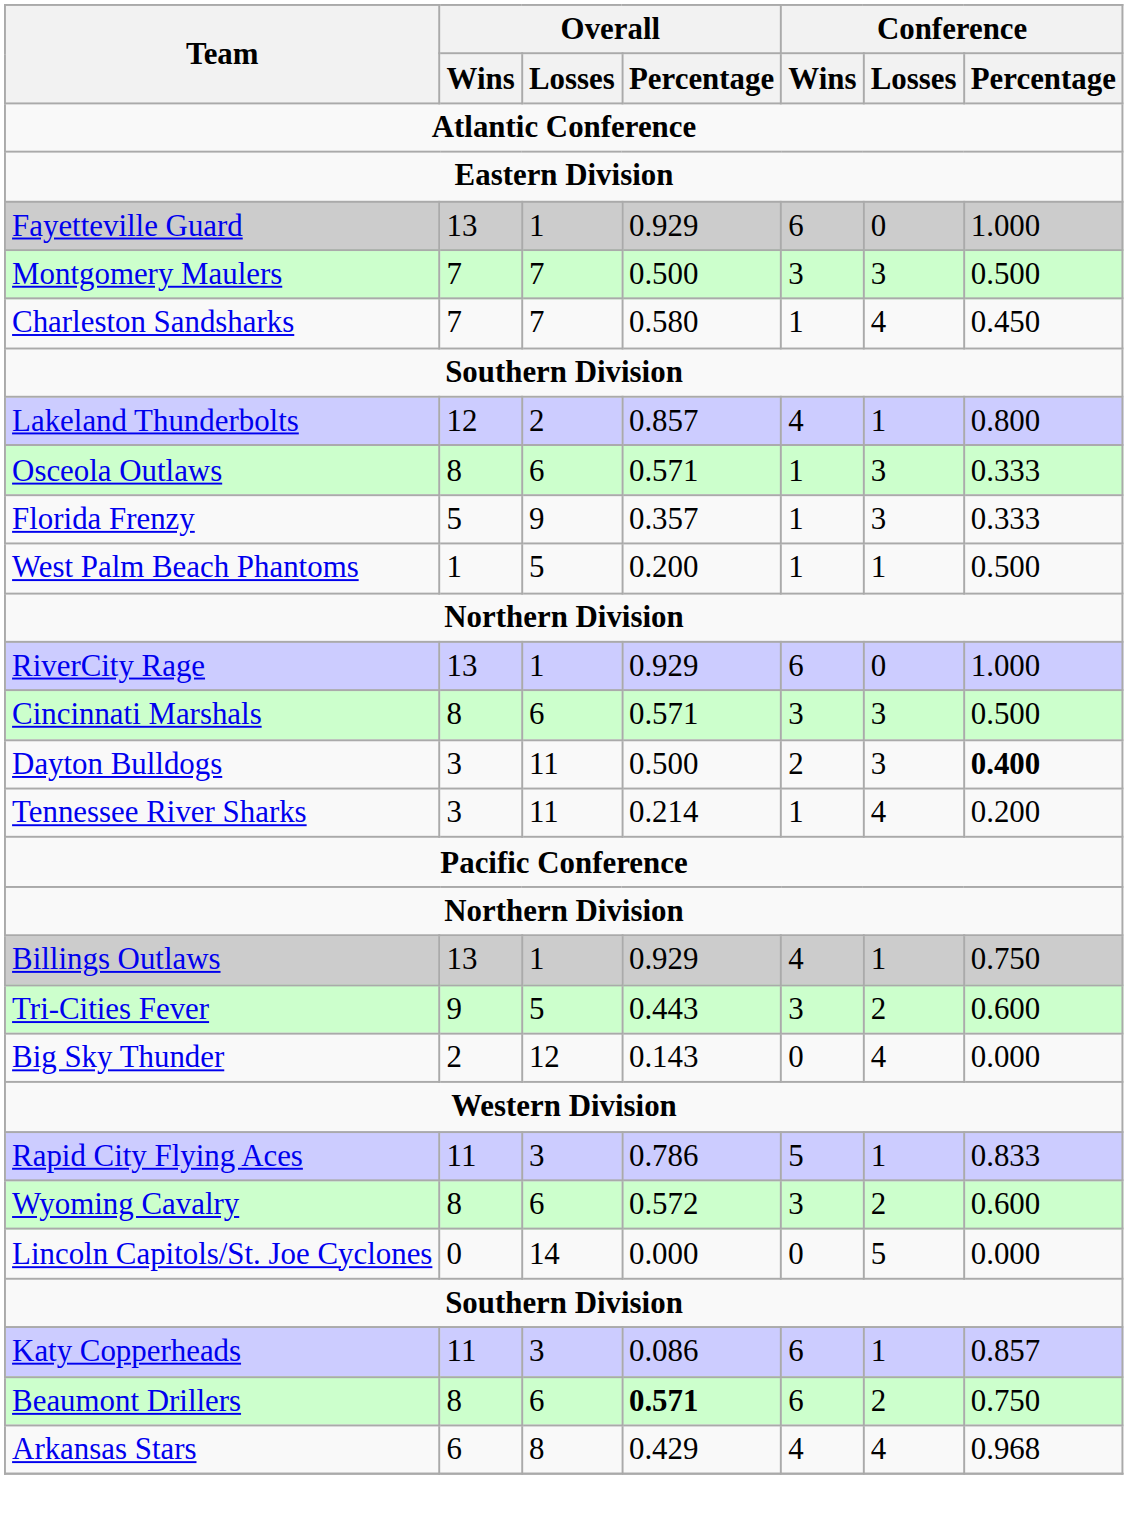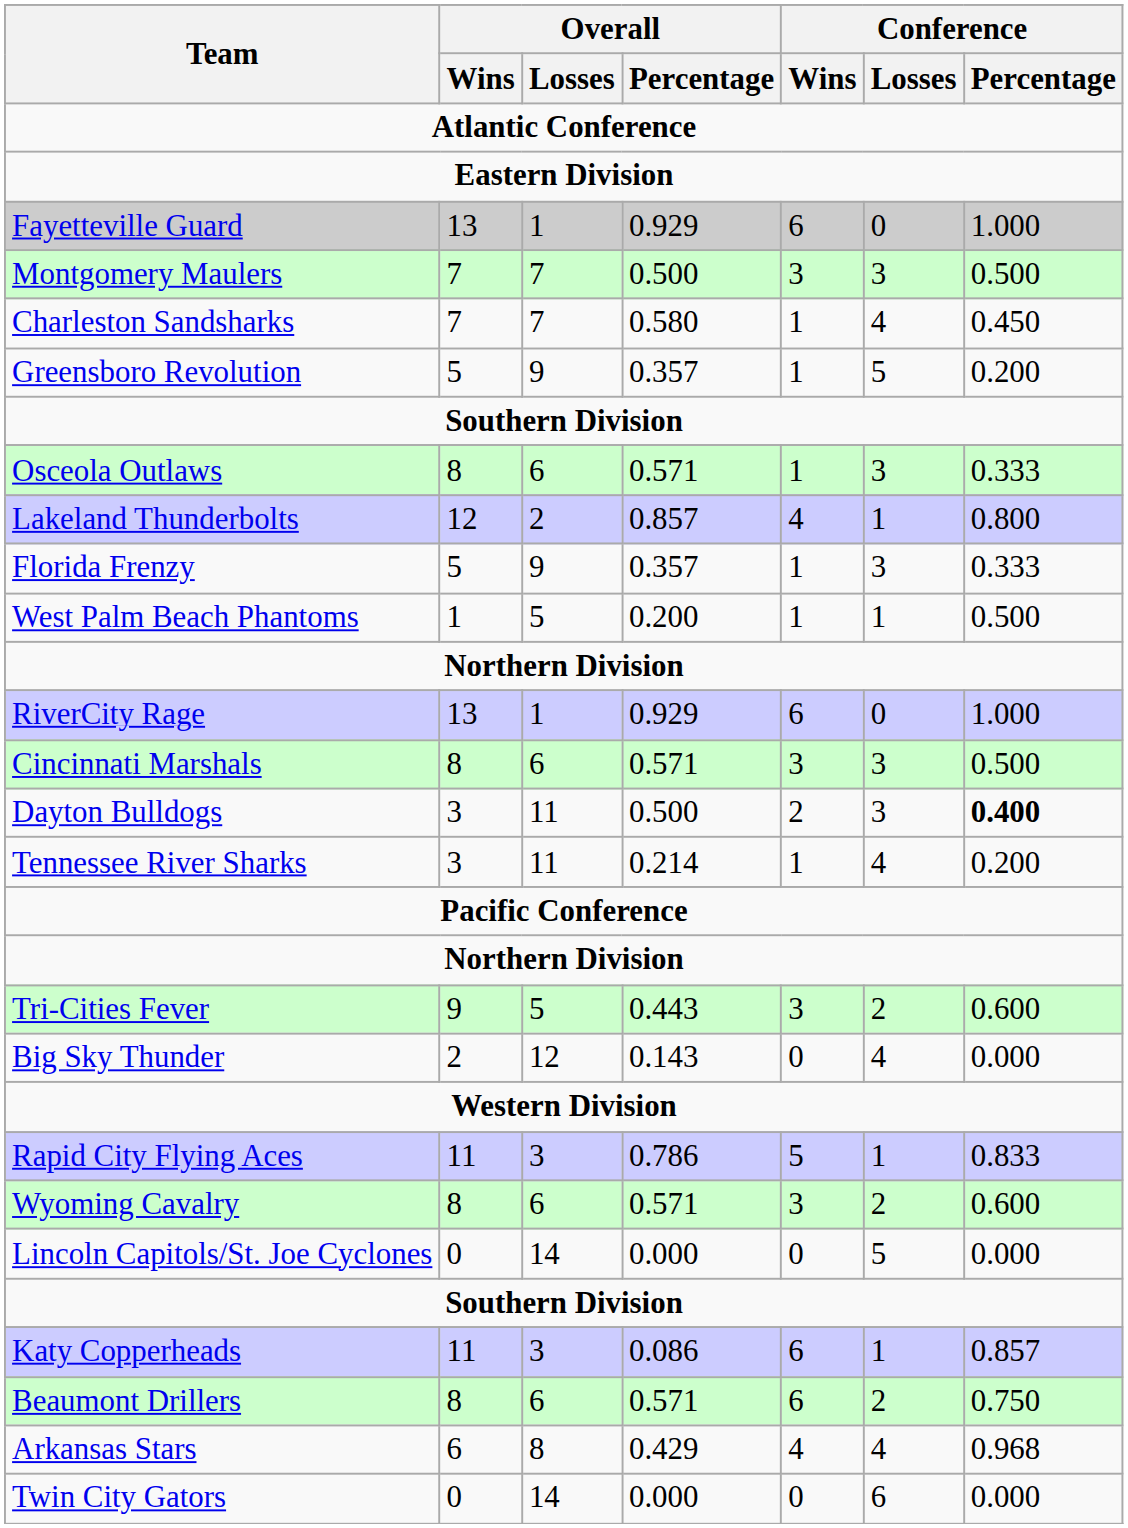+ row: (157, 371)
rows swapped: (155, 420) <-> (117, 469)
- row: (116, 959)
(664, 1204) 0.572 -> (664, 1204) 0.571
(664, 1400) bold -> (664, 1400) normal
+ row: (119, 1498)
